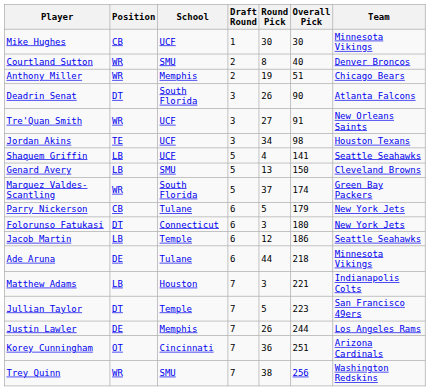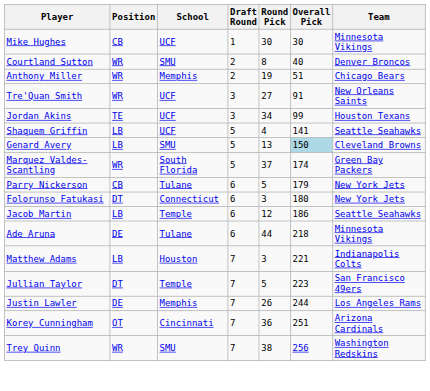- row: (42, 96)
(298, 141) 98 -> (298, 116) 99
(301, 170) no background -> (301, 145) lightblue background
